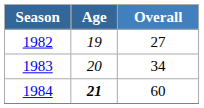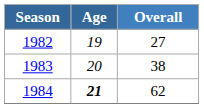(158, 66) 34 -> (158, 66) 38
(158, 91) 60 -> (158, 91) 62
